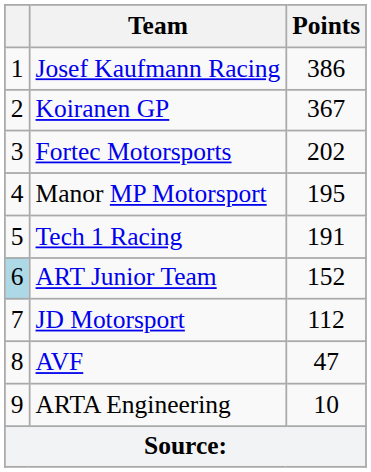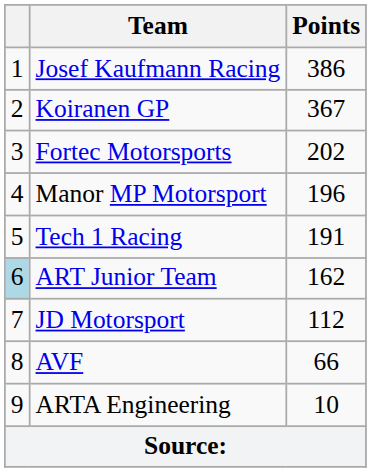(326, 194) 195 -> (326, 194) 196
(326, 278) 152 -> (326, 278) 162
(326, 362) 47 -> (326, 362) 66
